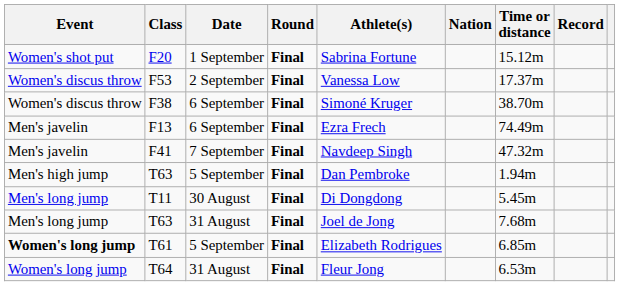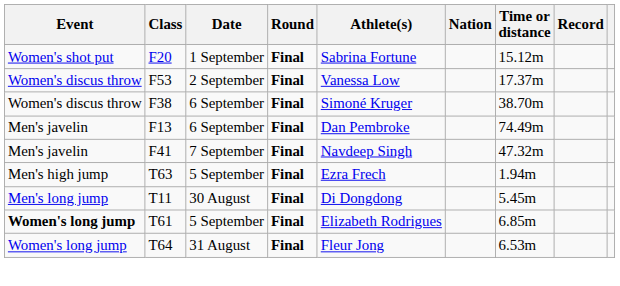(353, 127) Ezra Frech -> (365, 127) Dan Pembroke
(365, 174) Dan Pembroke -> (353, 174) Ezra Frech
- row: (160, 221)
